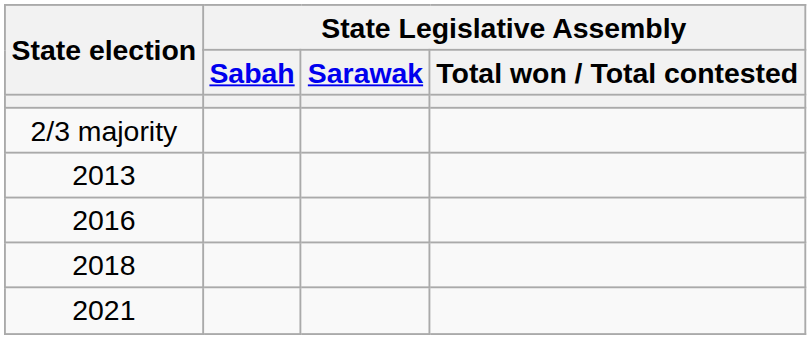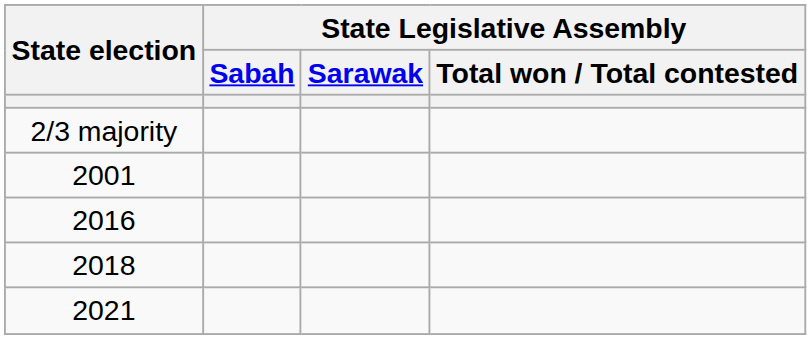+ row: (104, 176)
- row: (104, 176)
